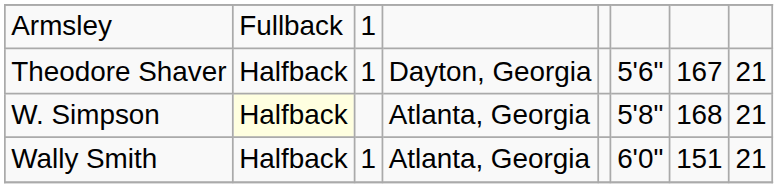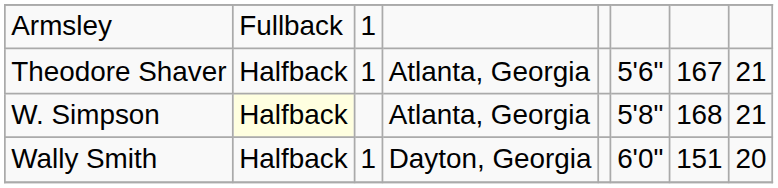(490, 70) Dayton, Georgia -> (489, 70) Atlanta, Georgia
(489, 159) Atlanta, Georgia -> (490, 159) Dayton, Georgia
(751, 159) 21 -> (751, 159) 20
